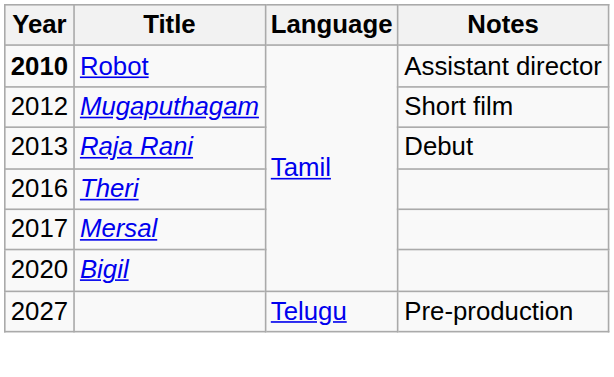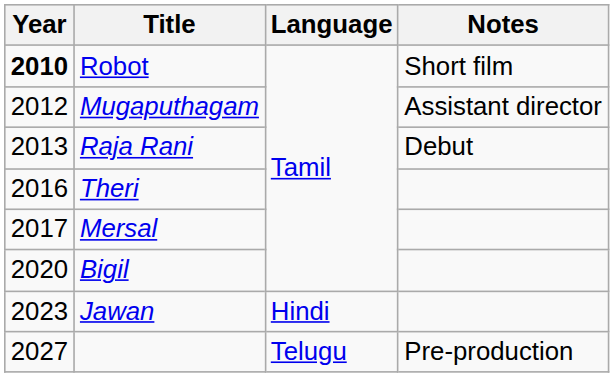(503, 65) Assistant director -> (459, 65) Short film
(459, 106) Short film -> (503, 106) Assistant director
+ row: (117, 310)
